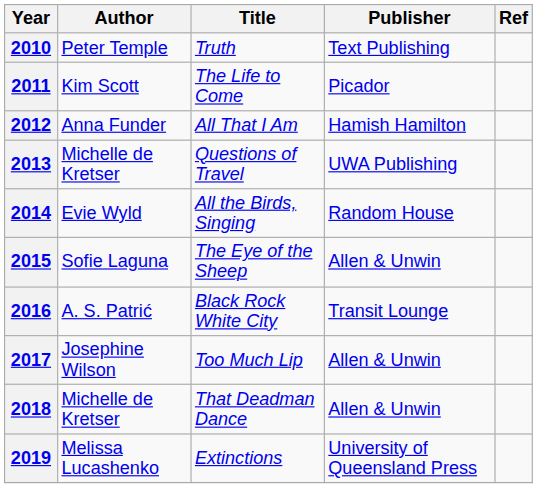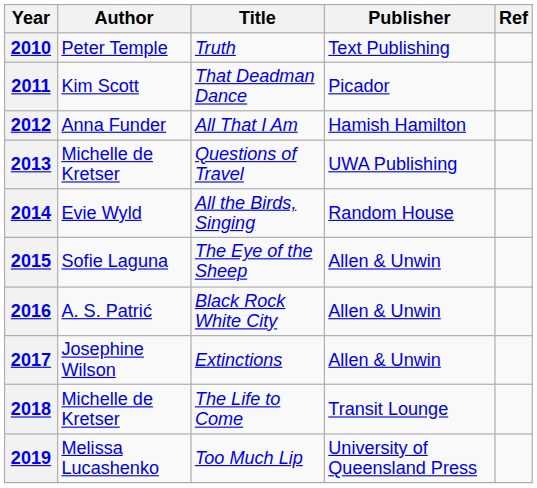(238, 86) The Life to Come -> (255, 86) That Deadman Dance
(388, 311) Transit Lounge -> (385, 311) Allen & Unwin
(249, 360) Too Much Lip -> (239, 360) Extinctions
(255, 409) That Deadman Dance -> (238, 409) The Life to Come
(385, 409) Allen & Unwin -> (388, 409) Transit Lounge
(239, 458) Extinctions -> (249, 458) Too Much Lip
